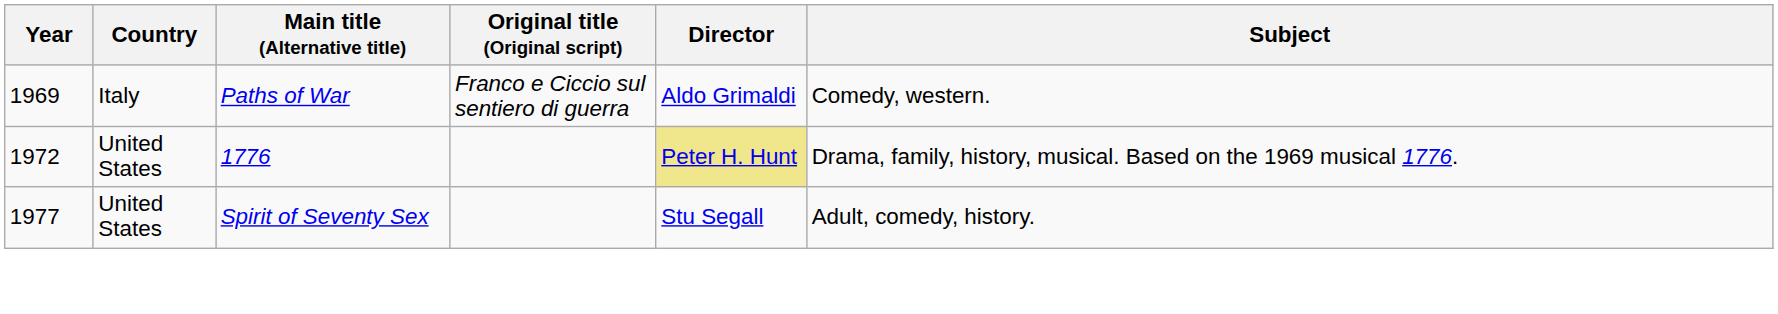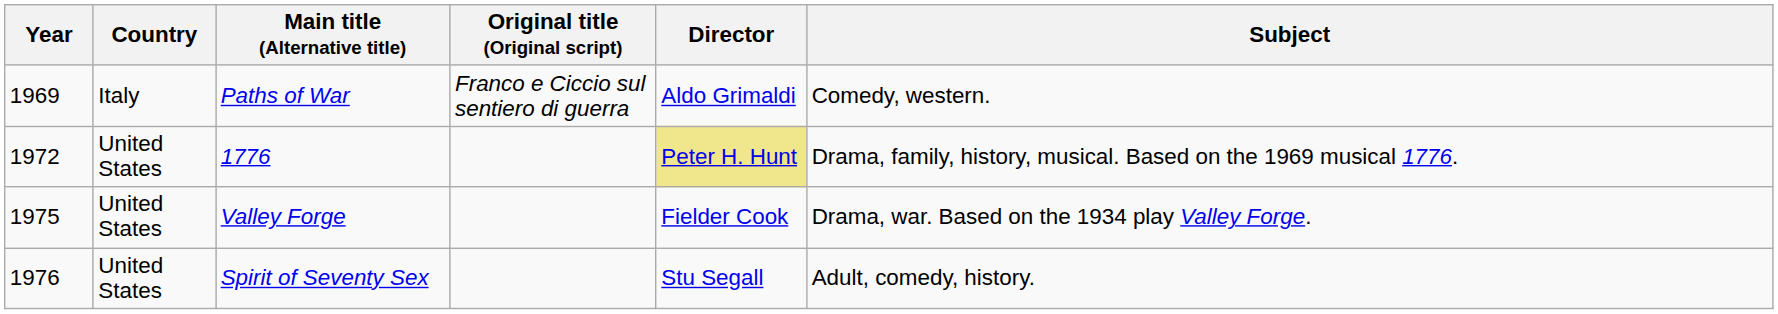+ row: (283, 217)
(35, 217) 1977 -> (35, 277) 1976
